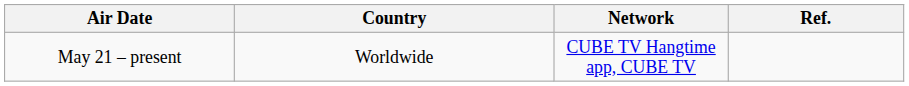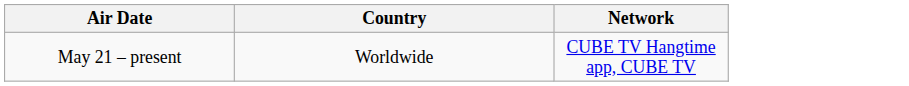- column: (816, 18)
